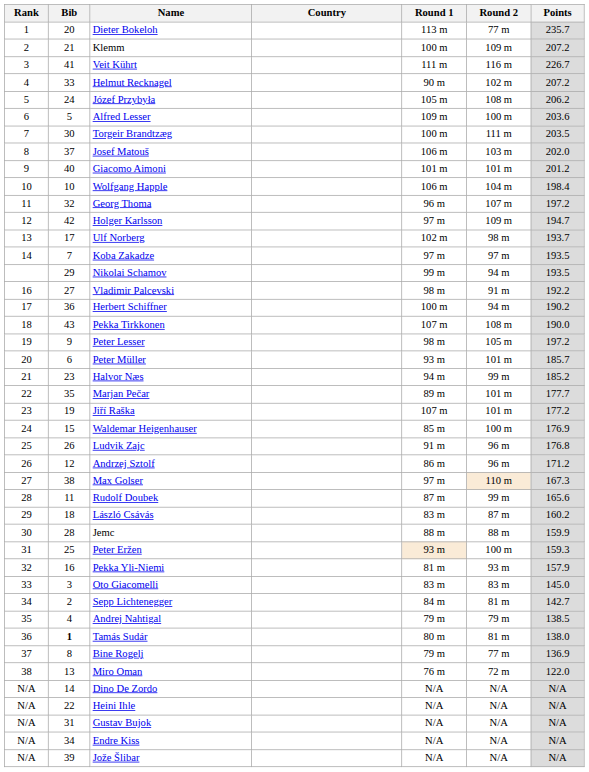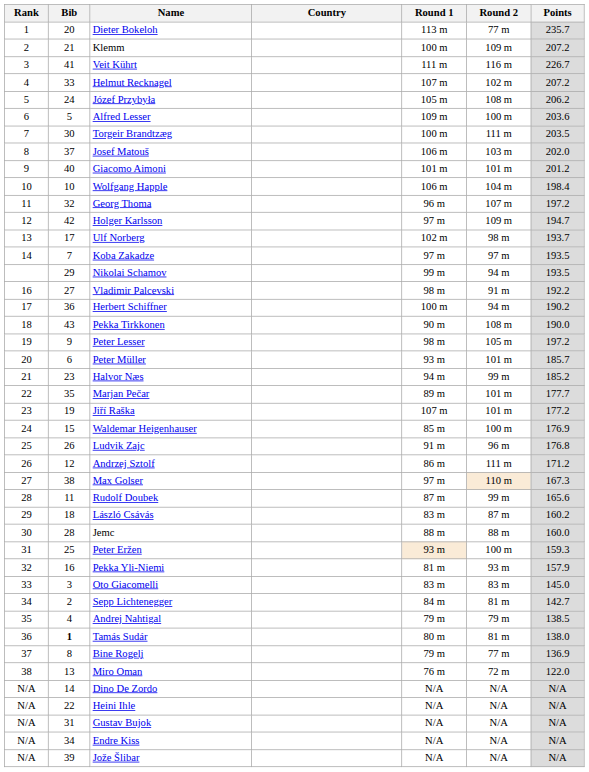(434, 82) 90 m -> (434, 82) 107 m
(434, 324) 107 m -> (434, 324) 90 m
(499, 463) 96 m -> (499, 463) 111 m
(558, 532) 159.9 -> (558, 532) 160.0
